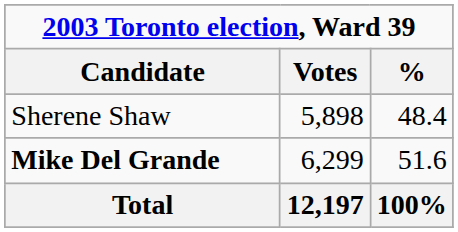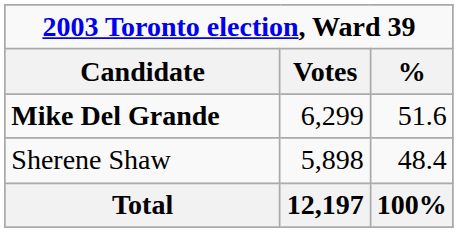rows swapped: (116, 159) <-> (91, 115)
